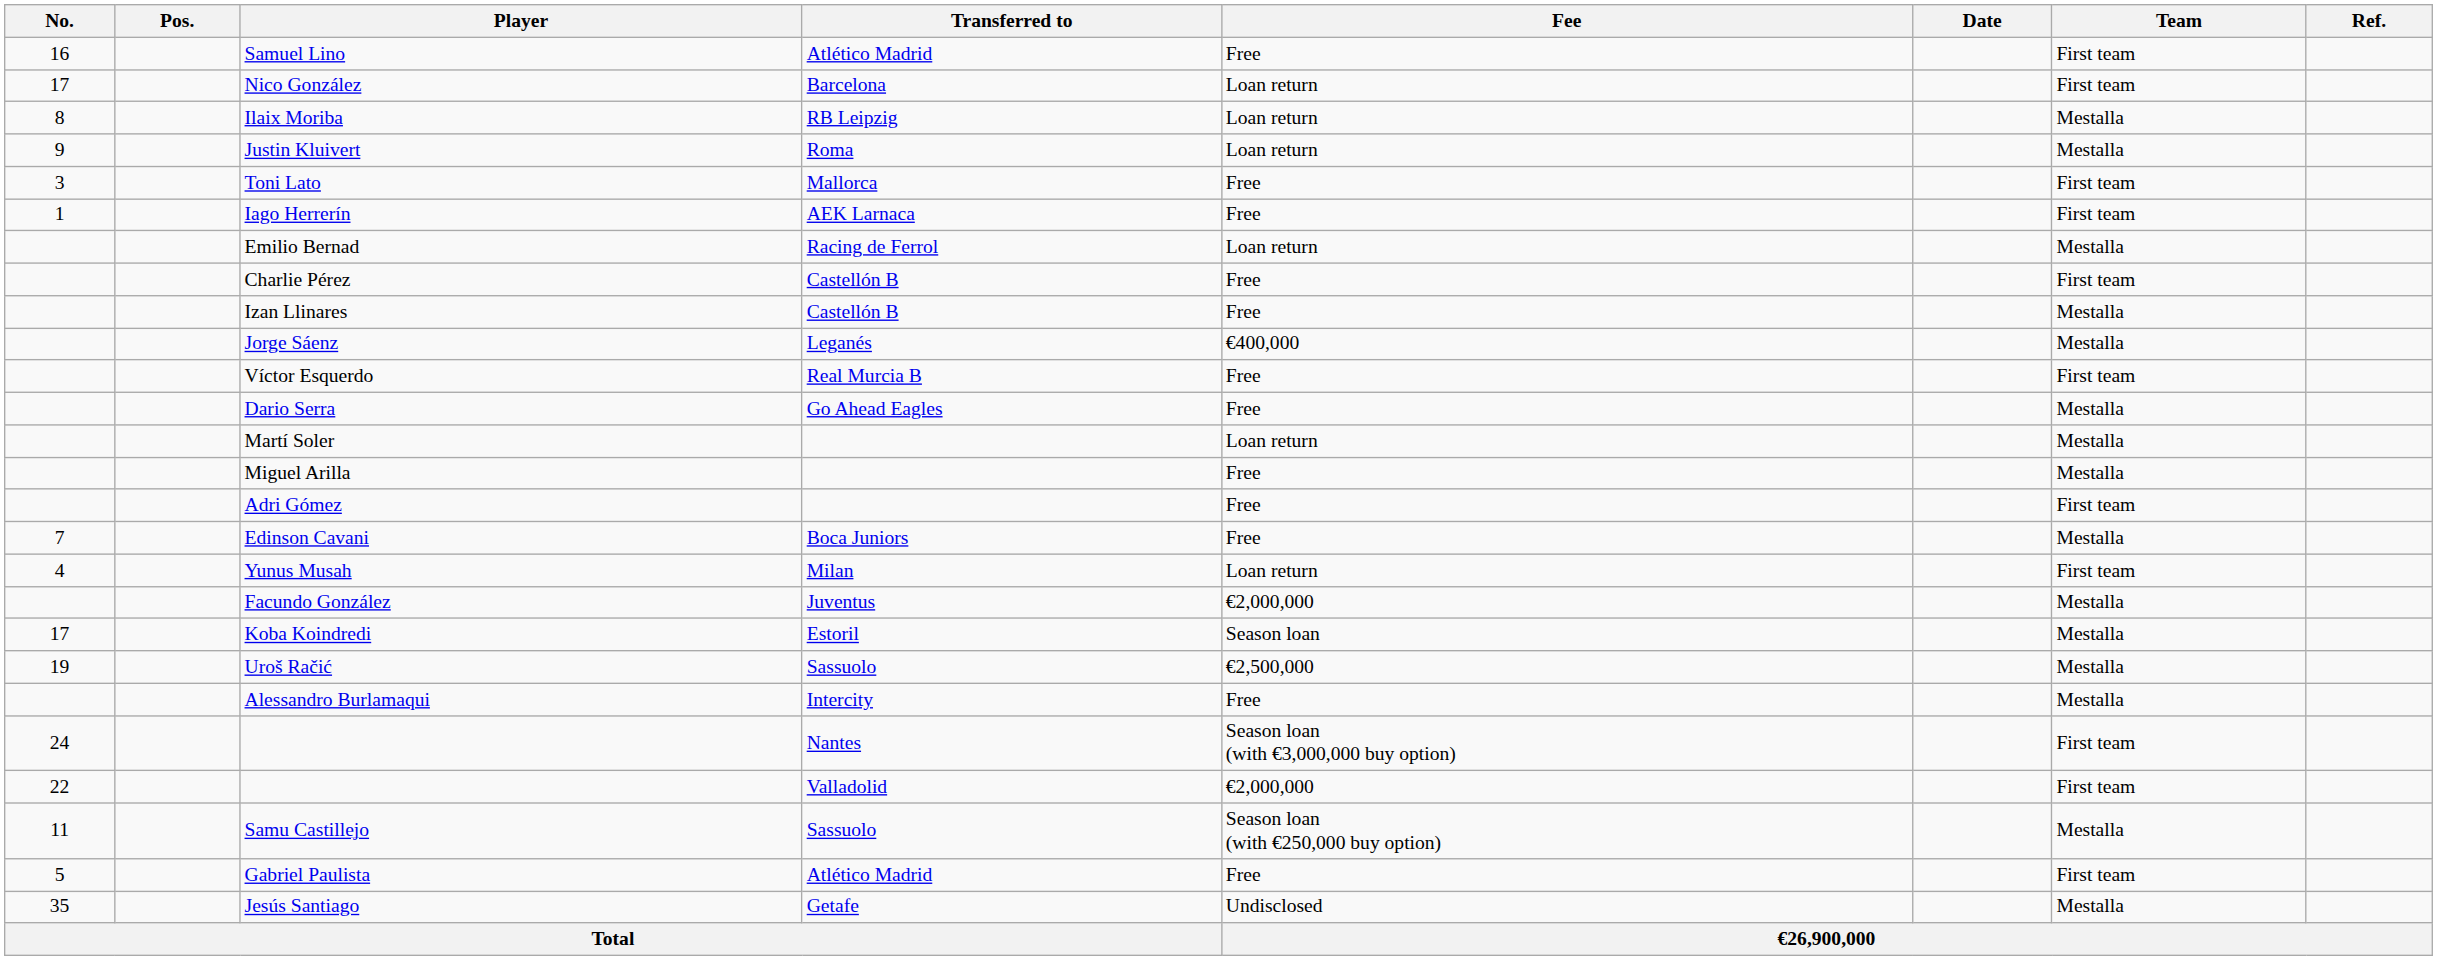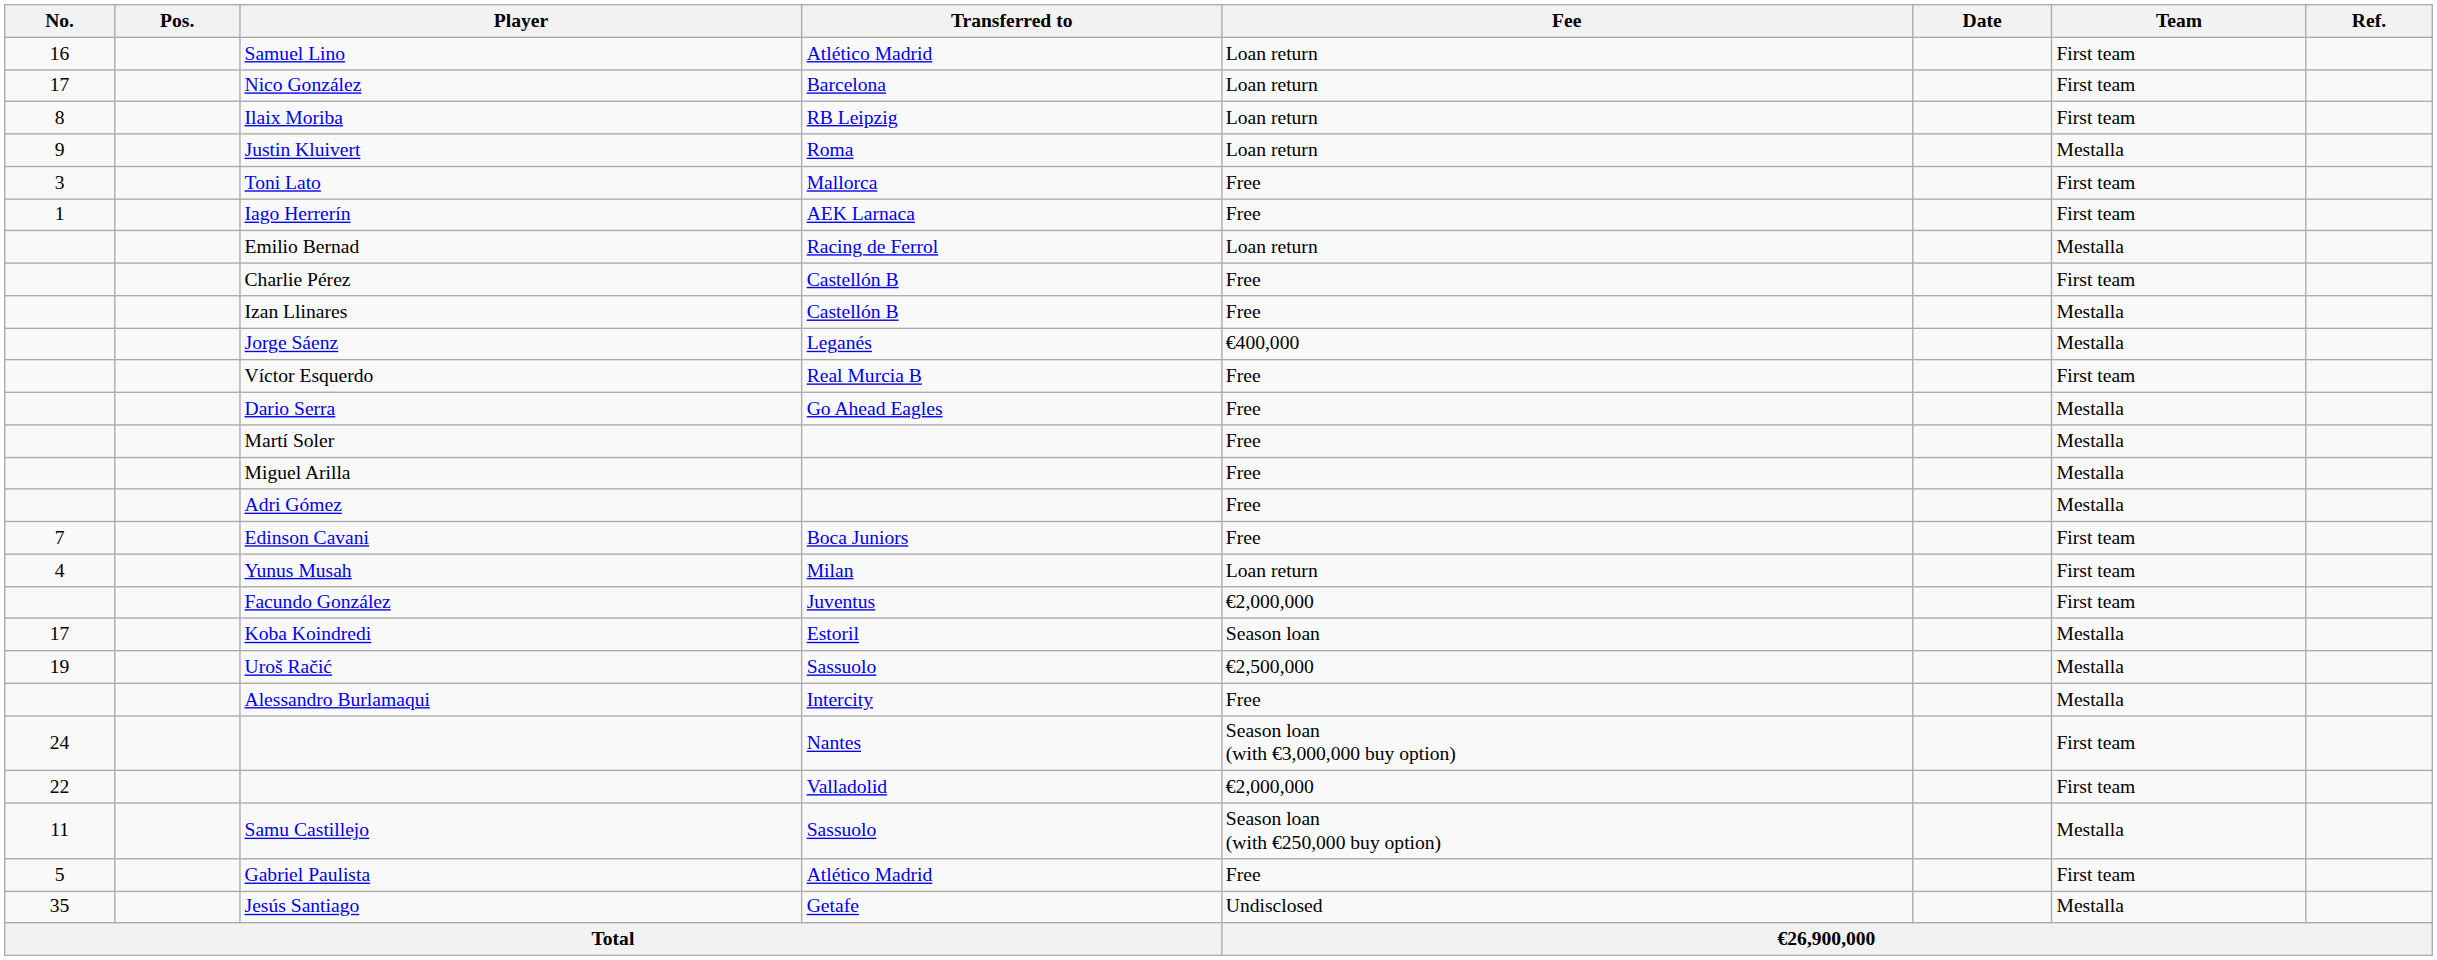(1243, 53) Free -> (1272, 53) Loan return
(2090, 117) Mestalla -> (2096, 117) First team
(1272, 440) Loan return -> (1243, 440) Free
(2096, 505) First team -> (2090, 505) Mestalla
(2090, 537) Mestalla -> (2096, 537) First team
(2090, 602) Mestalla -> (2096, 602) First team
